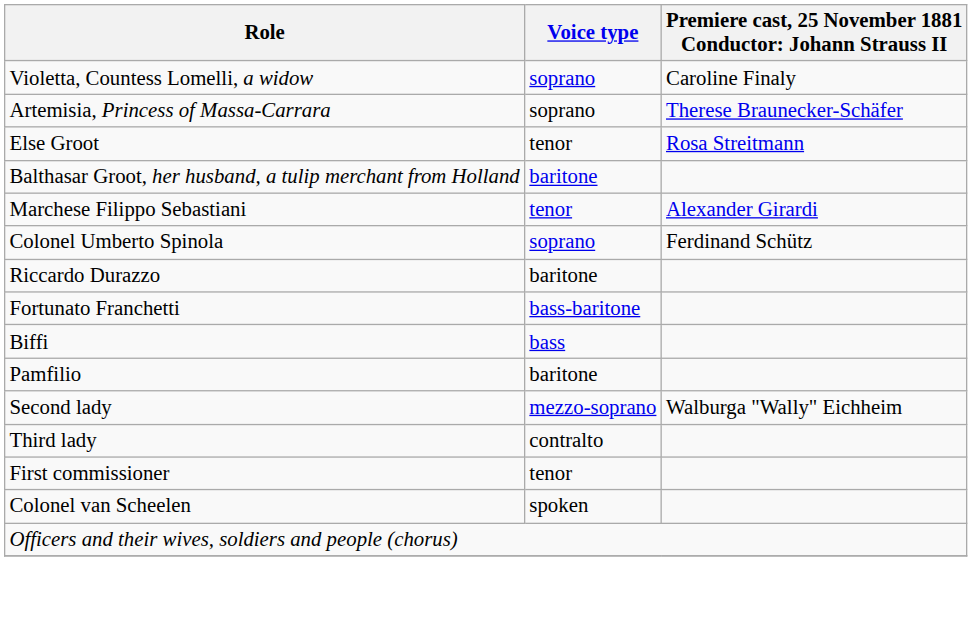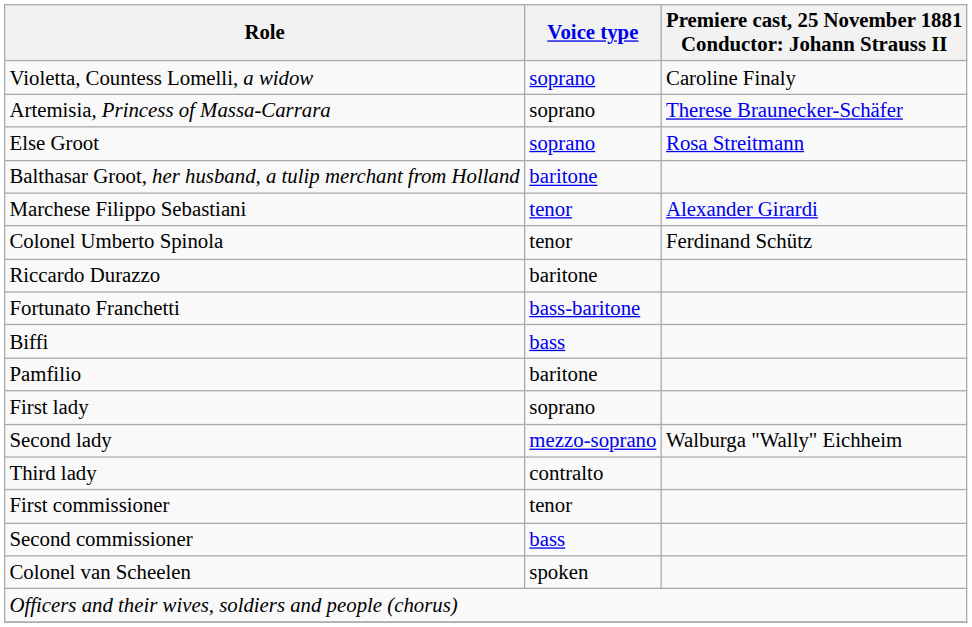(551, 143) tenor -> (562, 143) soprano
(562, 242) soprano -> (551, 242) tenor
+ row: (49, 407)
+ row: (101, 539)
